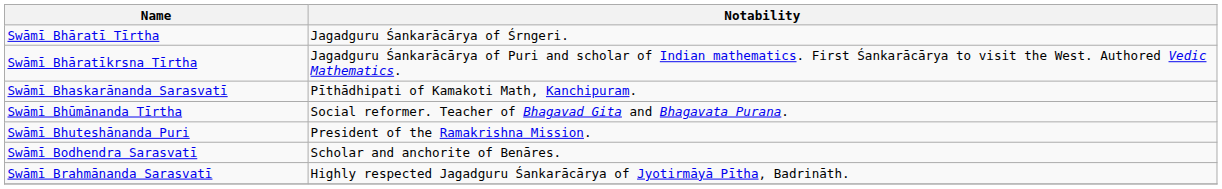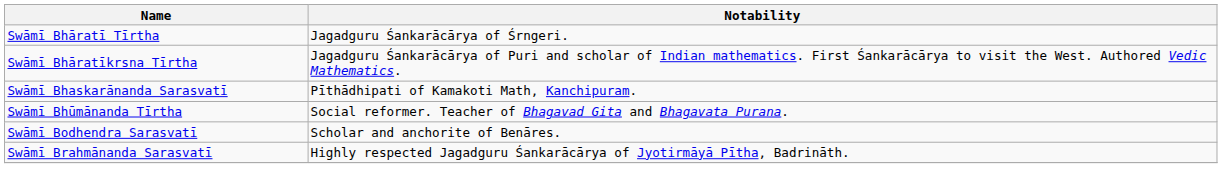- row: (99, 132)
